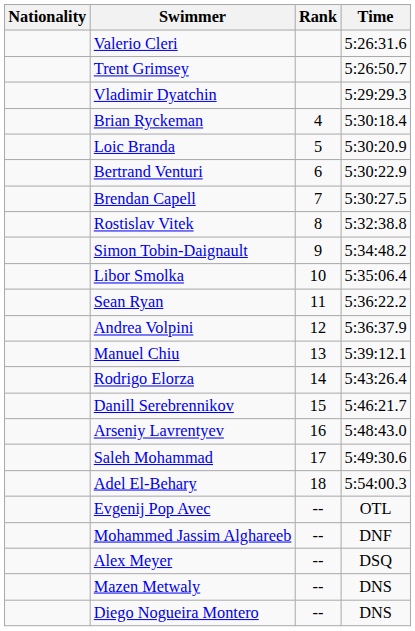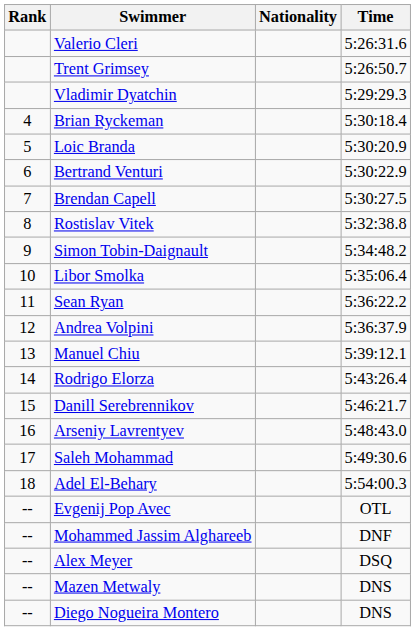columns swapped: (318, 17) <-> (47, 17)
